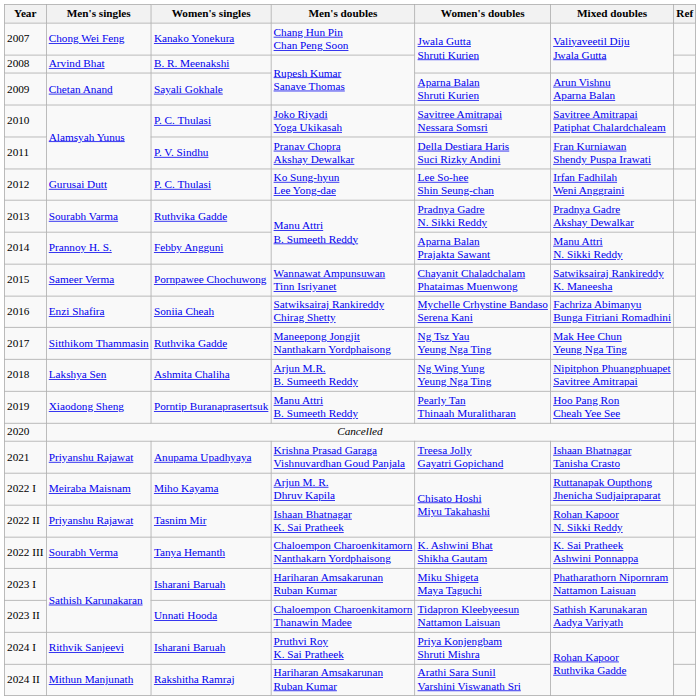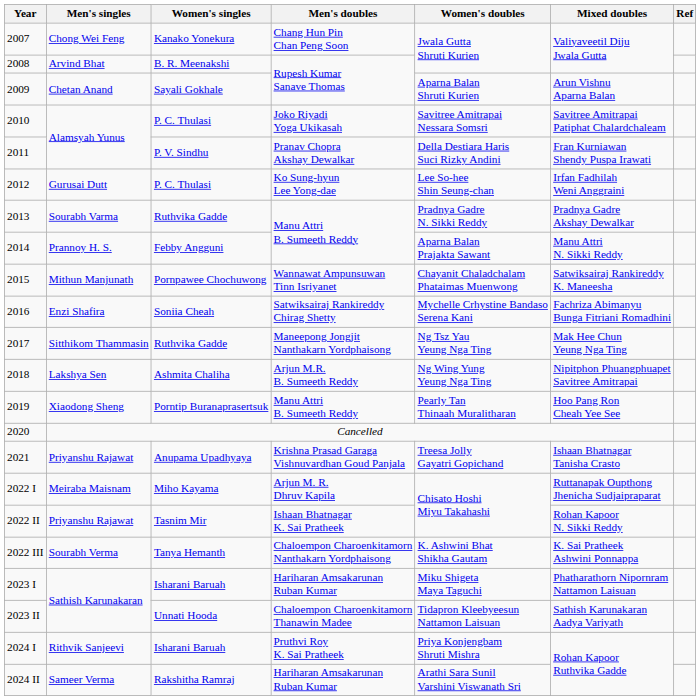(82, 280) Sameer Verma -> (91, 280) Mithun Manjunath
(91, 680) Mithun Manjunath -> (82, 680) Sameer Verma
